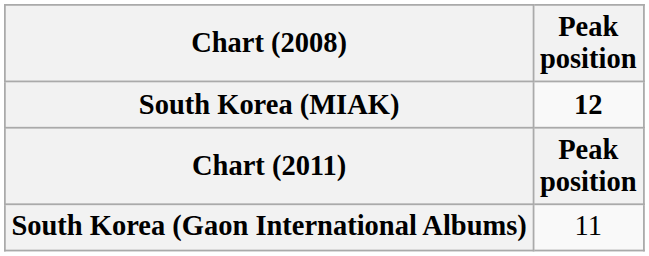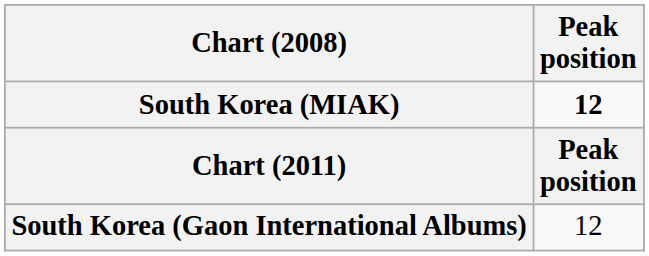(588, 226) 11 -> (588, 226) 12
